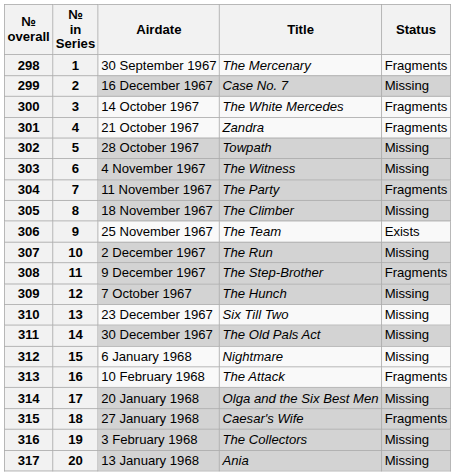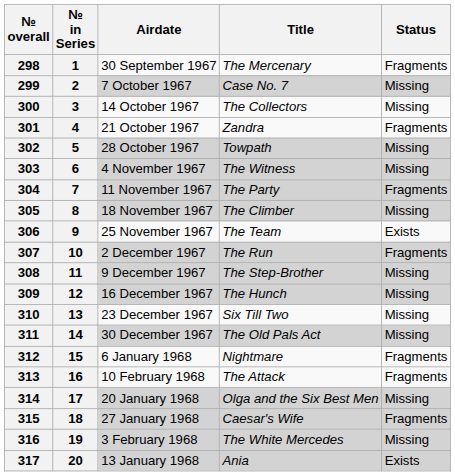(157, 86) 16 December 1967 -> (146, 86) 7 October 1967
(283, 106) The White Mercedes -> (265, 106) The Collectors
(416, 106) Fragments -> (407, 106) Missing
(407, 252) Missing -> (416, 252) Fragments
(416, 273) Fragments -> (407, 273) Missing
(146, 294) 7 October 1967 -> (157, 294) 16 December 1967
(407, 356) Missing -> (416, 356) Fragments
(265, 439) The Collectors -> (283, 439) The White Mercedes
(407, 460) Missing -> (402, 460) Exists
